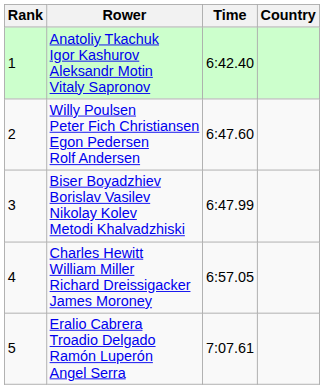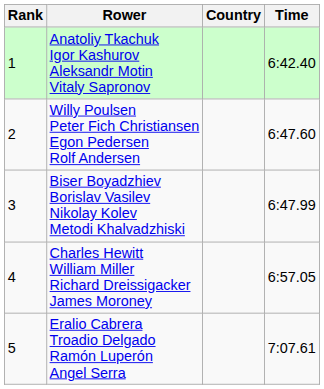columns swapped: (288, 15) <-> (230, 15)
